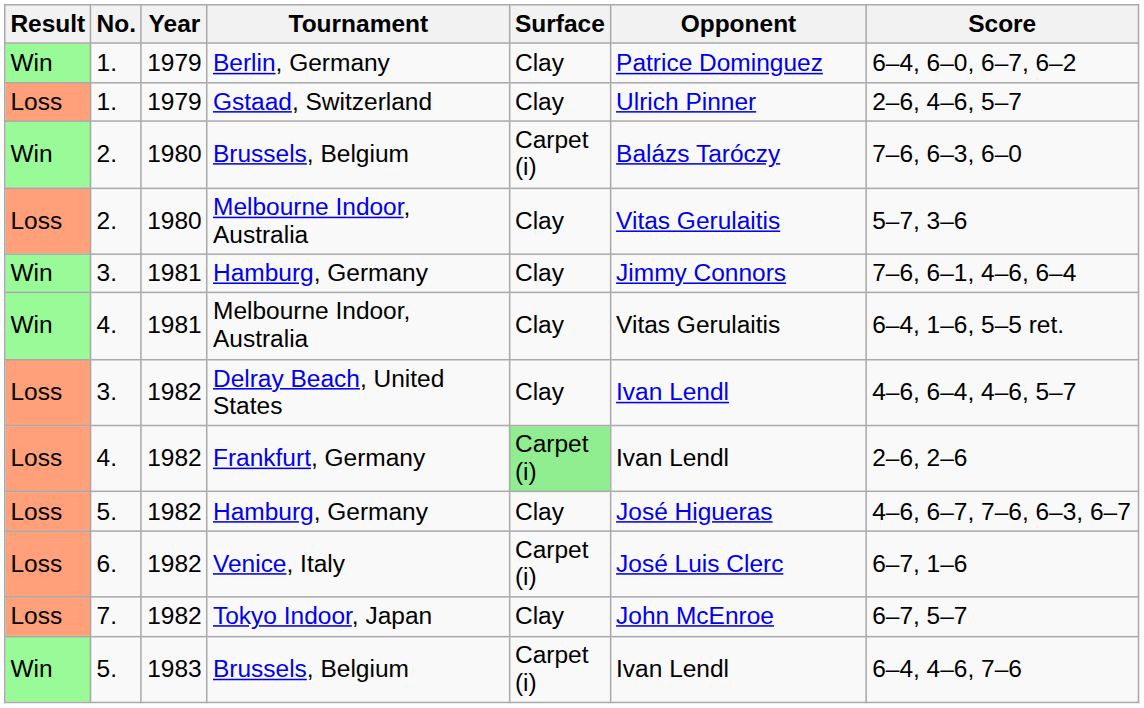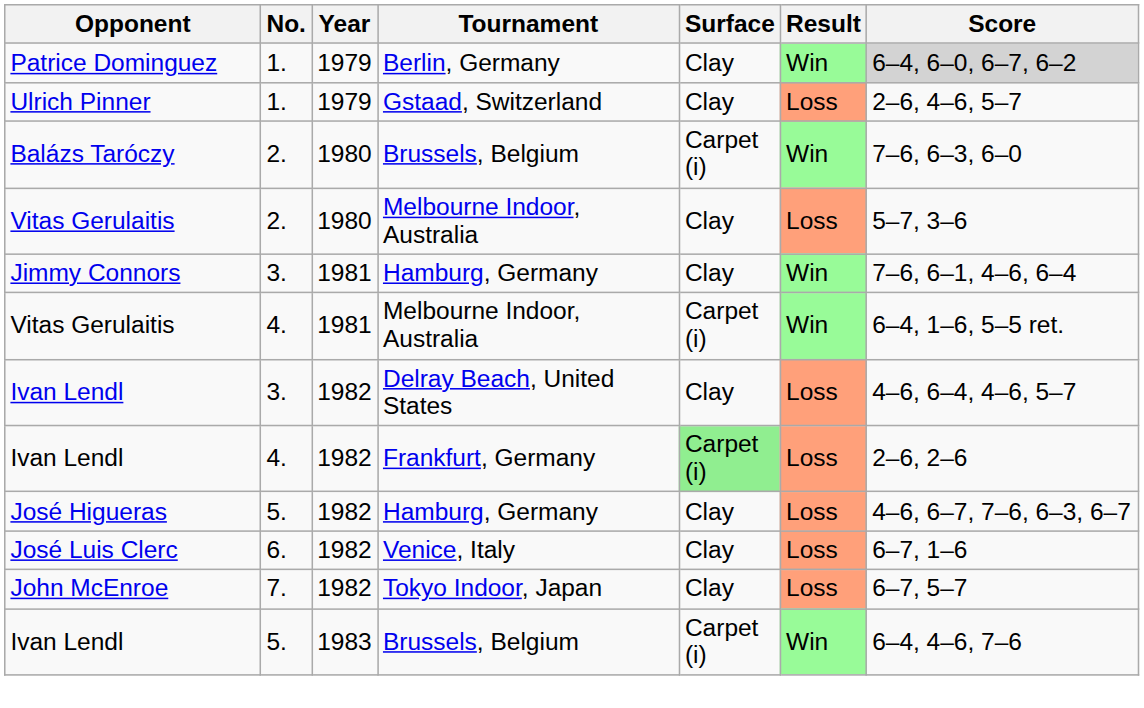columns swapped: (48, 23) <-> (738, 23)
(974, 62) no background -> (974, 62) lightgrey background
(539, 325) Clay -> (722, 325) Carpet (i)
(552, 563) Carpet (i) -> (709, 549) Clay
